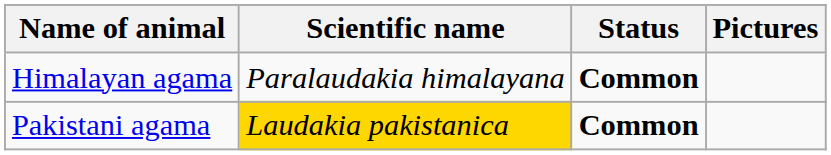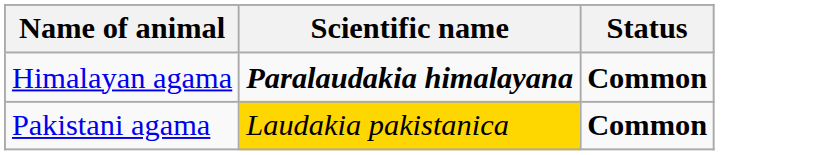- column: (765, 28)
(405, 76) normal -> (410, 76) bold
